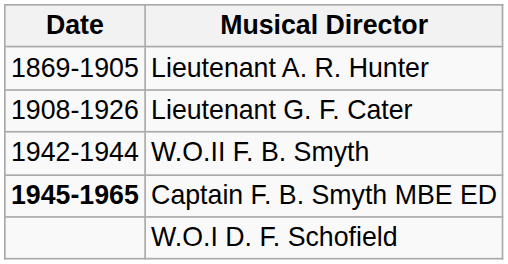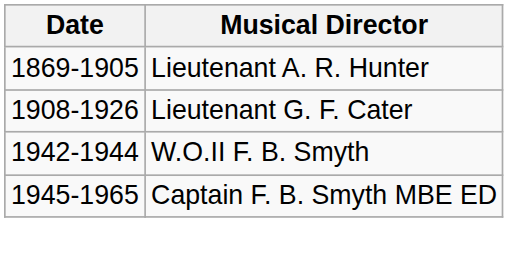(75, 195) bold -> (75, 195) normal
- row: (274, 237)
